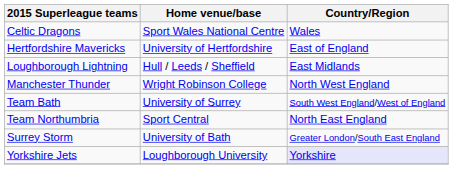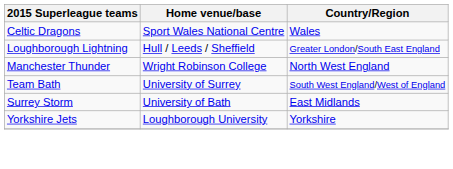- row: (66, 48)
(325, 66) East Midlands -> (365, 49) Greater London/South East England
- row: (53, 119)
(365, 138) Greater London/South East England -> (325, 102) East Midlands
(313, 155) lavender background -> (313, 119) no background
